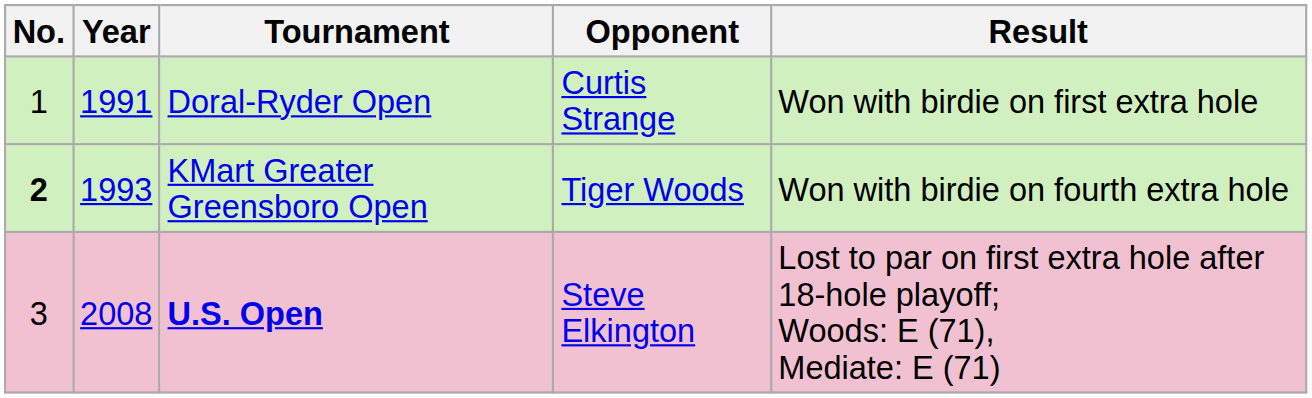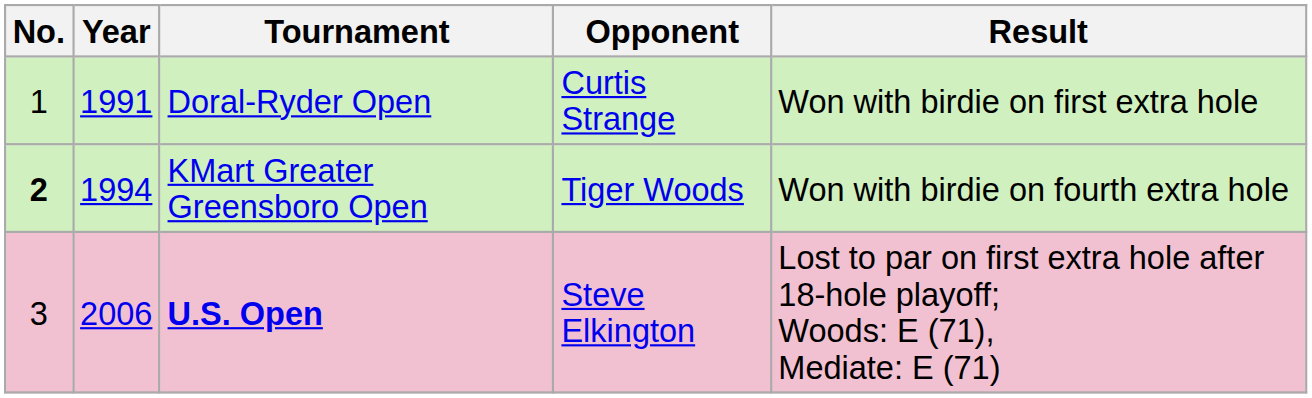(116, 189) 1993 -> (116, 189) 1994
(116, 313) 2008 -> (116, 313) 2006
